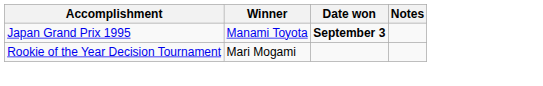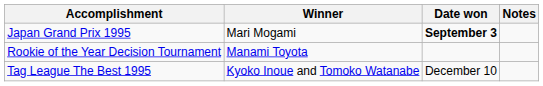(267, 33) Manami Toyota -> (261, 33) Mari Mogami
(261, 52) Mari Mogami -> (267, 52) Manami Toyota
+ row: (79, 71)
